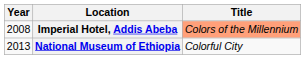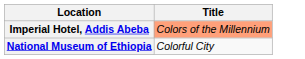- column: (19, 12)
